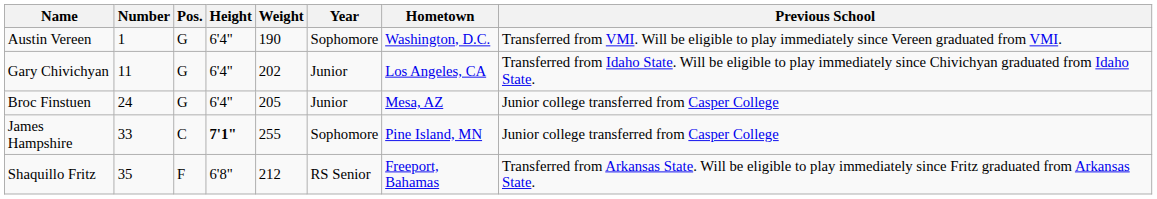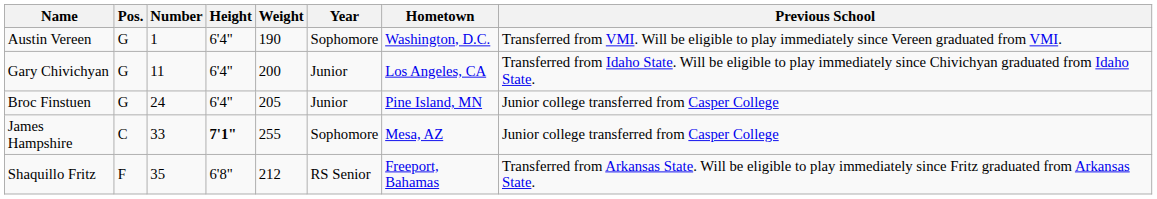columns swapped: (144, 16) <-> (190, 16)
(270, 71) 202 -> (270, 71) 200
(414, 102) Mesa, AZ -> (434, 102) Pine Island, MN
(434, 134) Pine Island, MN -> (414, 134) Mesa, AZ
